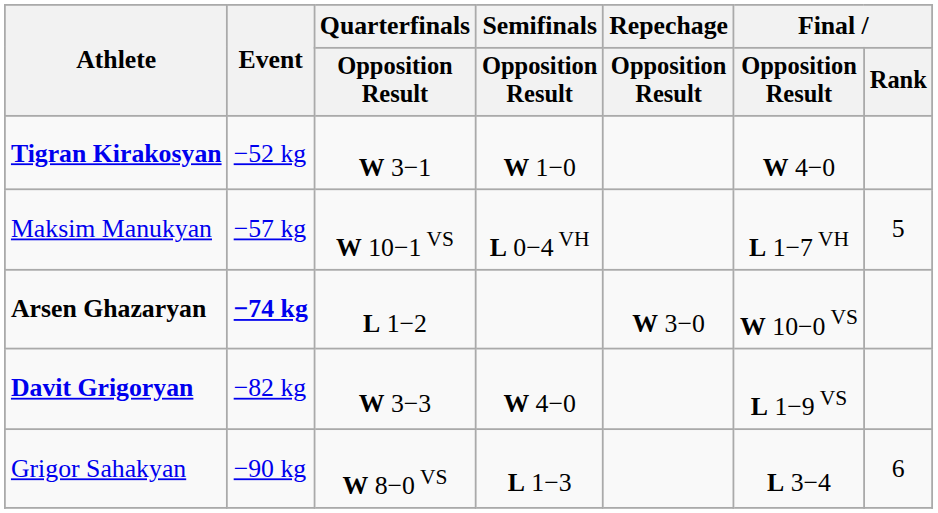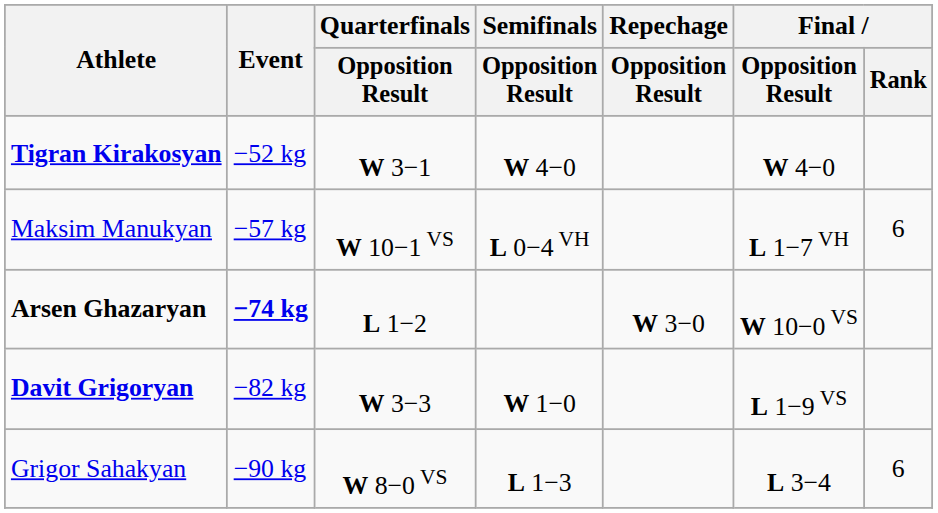(540, 167) W 1−0 -> (540, 167) W 4−0
(898, 229) 5 -> (898, 229) 6
(540, 403) W 4−0 -> (540, 403) W 1−0
